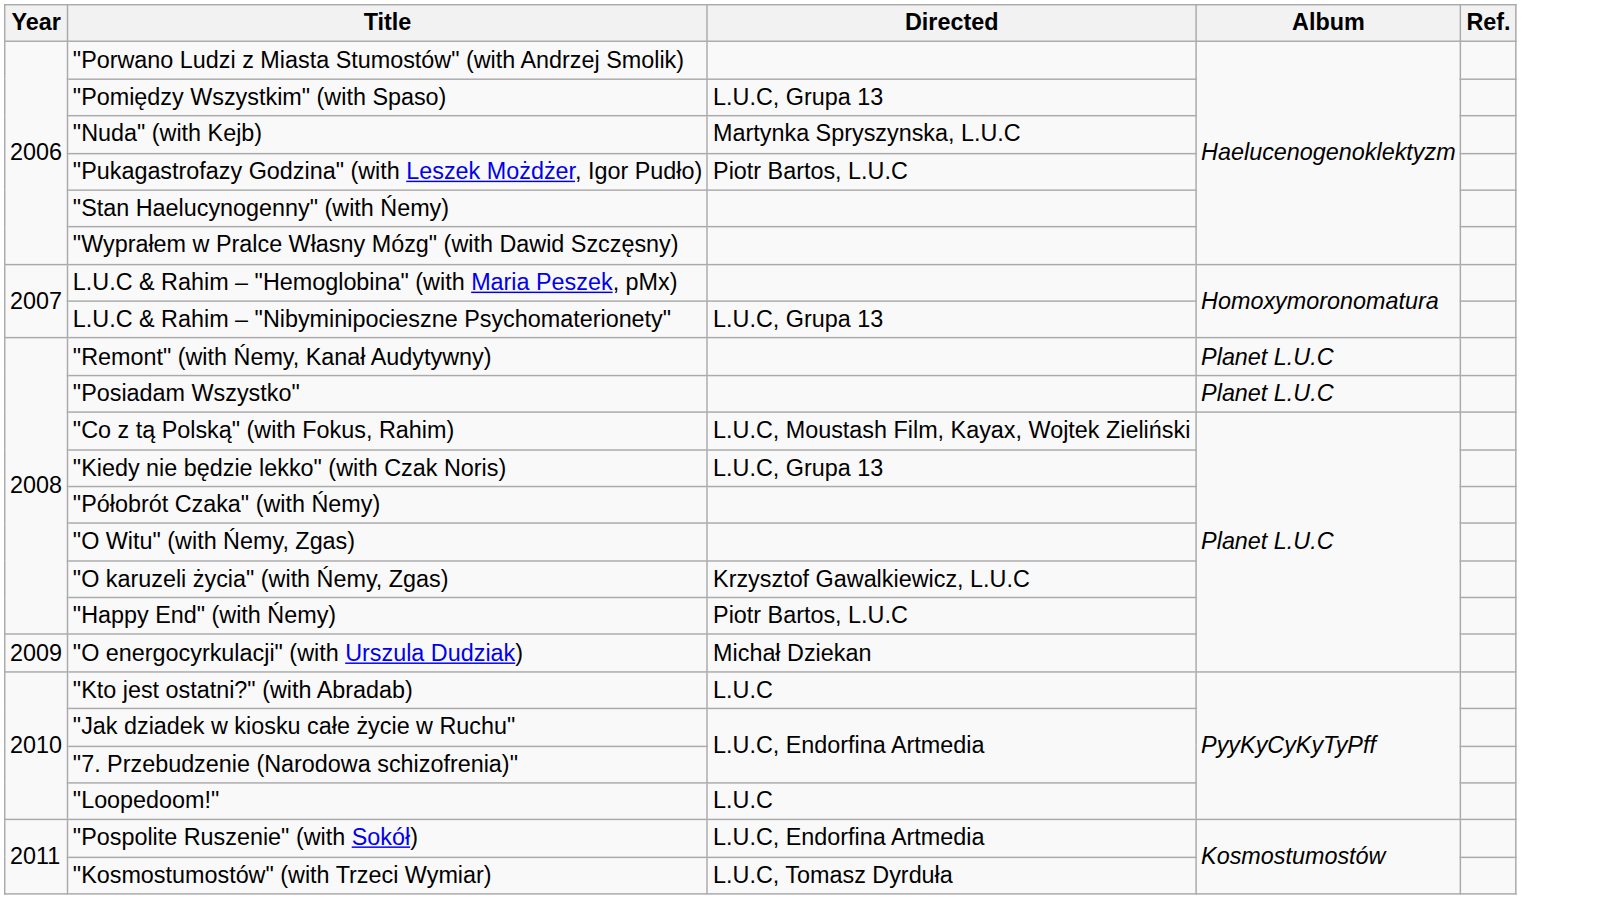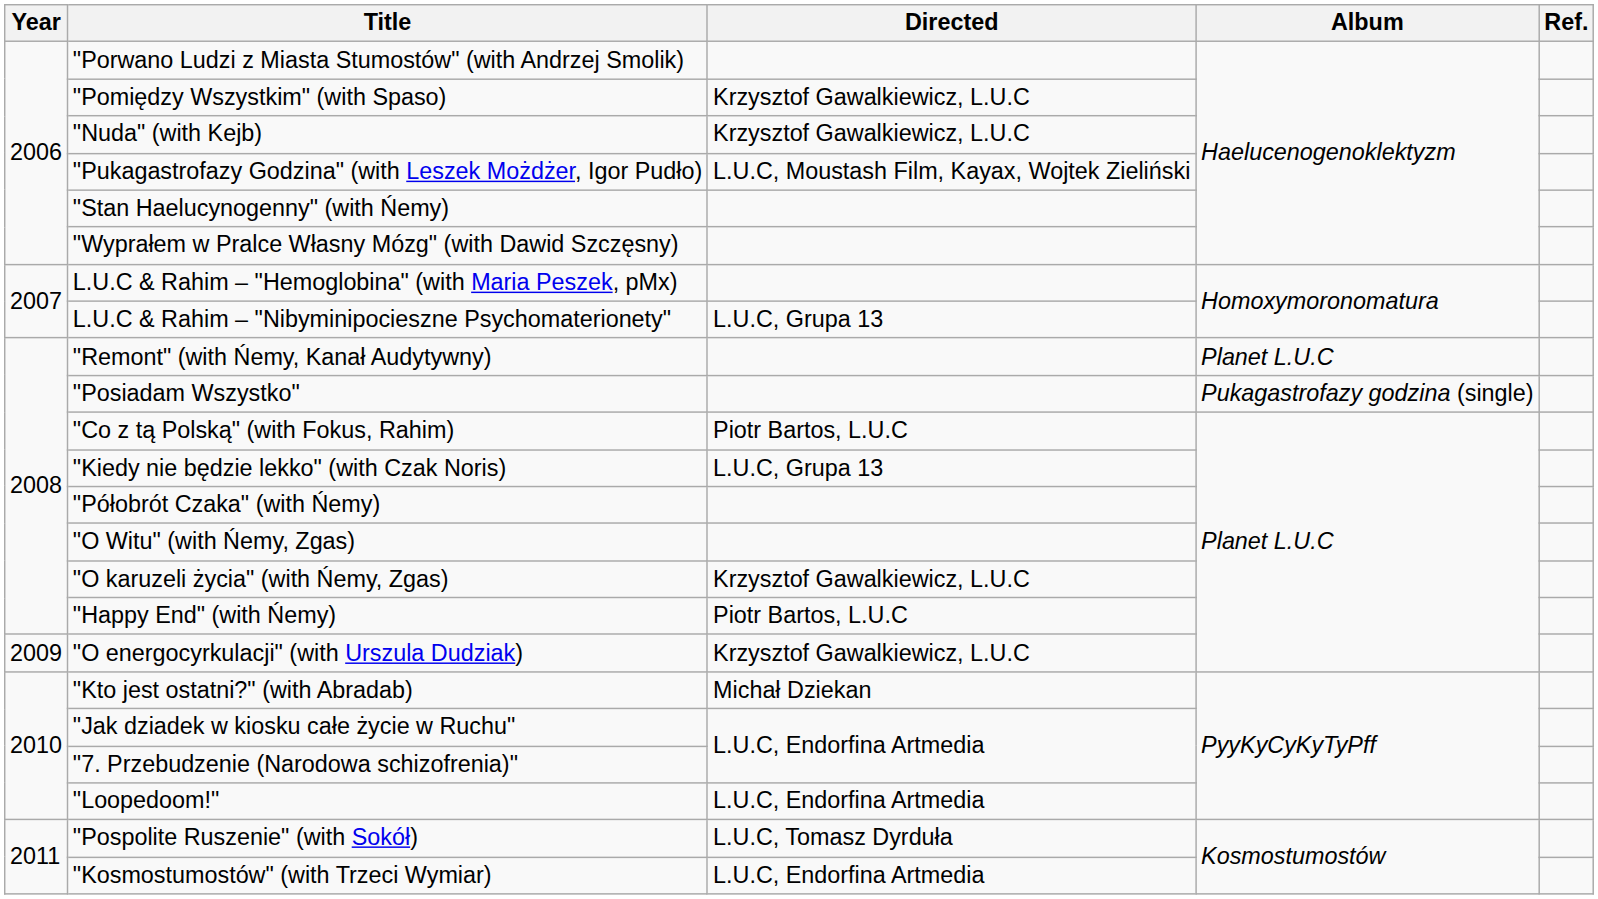(798, 97) L.U.C, Grupa 13 -> (871, 97) Krzysztof Gawalkiewicz, L.U.C
(867, 134) Martynka Spryszynska, L.U.C -> (871, 134) Krzysztof Gawalkiewicz, L.U.C
(810, 171) Piotr Bartos, L.U.C -> (952, 171) L.U.C, Moustash Film, Kayax, Wojtek Zieliński
(1267, 393) Planet L.U.C -> (1367, 393) Pukagastrofazy godzina (single)
(952, 430) L.U.C, Moustash Film, Kayax, Wojtek Zieliński -> (810, 430) Piotr Bartos, L.U.C
(792, 652) Michał Dziekan -> (871, 652) Krzysztof Gawalkiewicz, L.U.C
(743, 689) L.U.C -> (792, 689) Michał Dziekan
(743, 801) L.U.C -> (849, 801) L.U.C, Endorfina Artmedia
(849, 838) L.U.C, Endorfina Artmedia -> (833, 838) L.U.C, Tomasz Dyrduła
(833, 875) L.U.C, Tomasz Dyrduła -> (849, 875) L.U.C, Endorfina Artmedia
